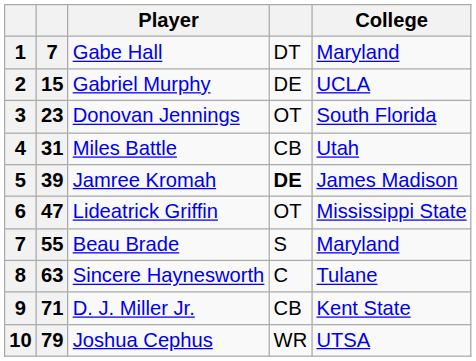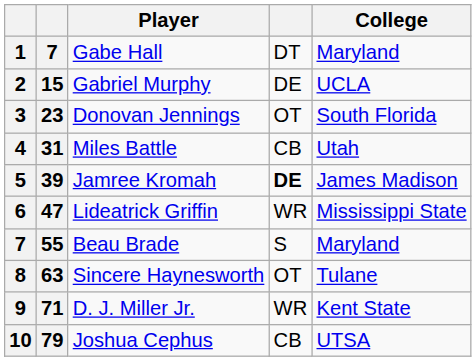(288, 212) OT -> (290, 212) WR
(281, 276) C -> (288, 276) OT
(288, 308) CB -> (290, 308) WR
(290, 340) WR -> (288, 340) CB
